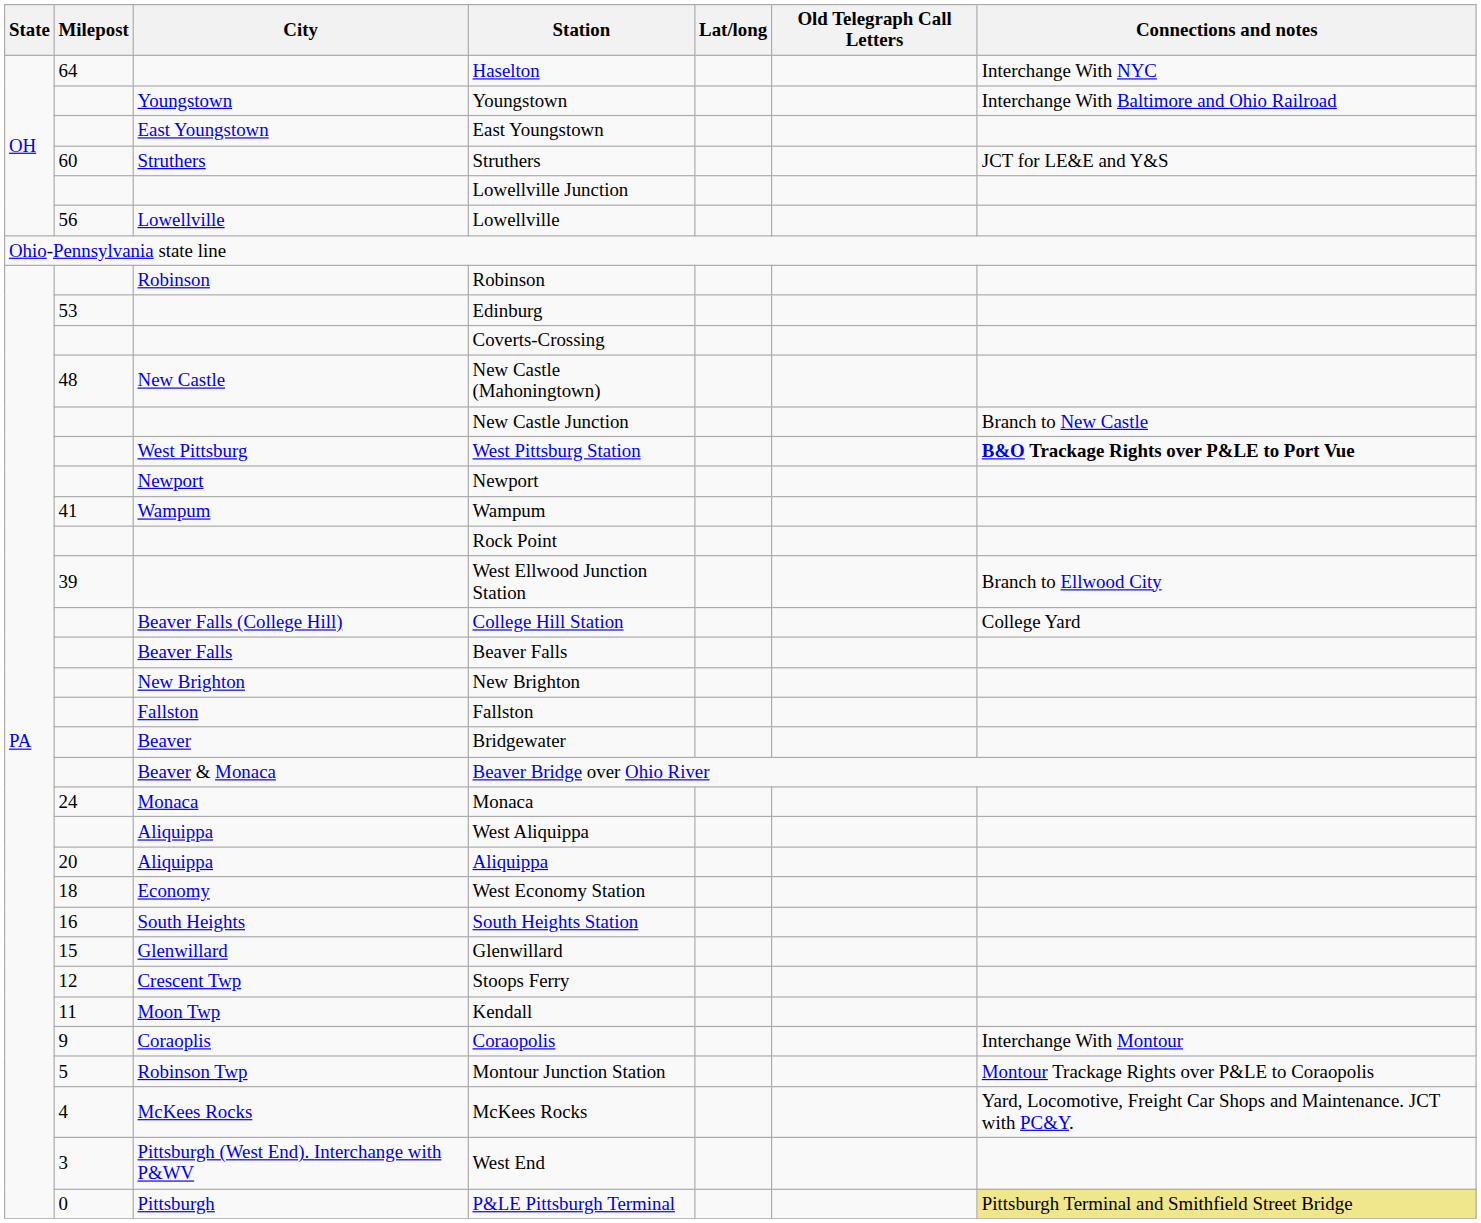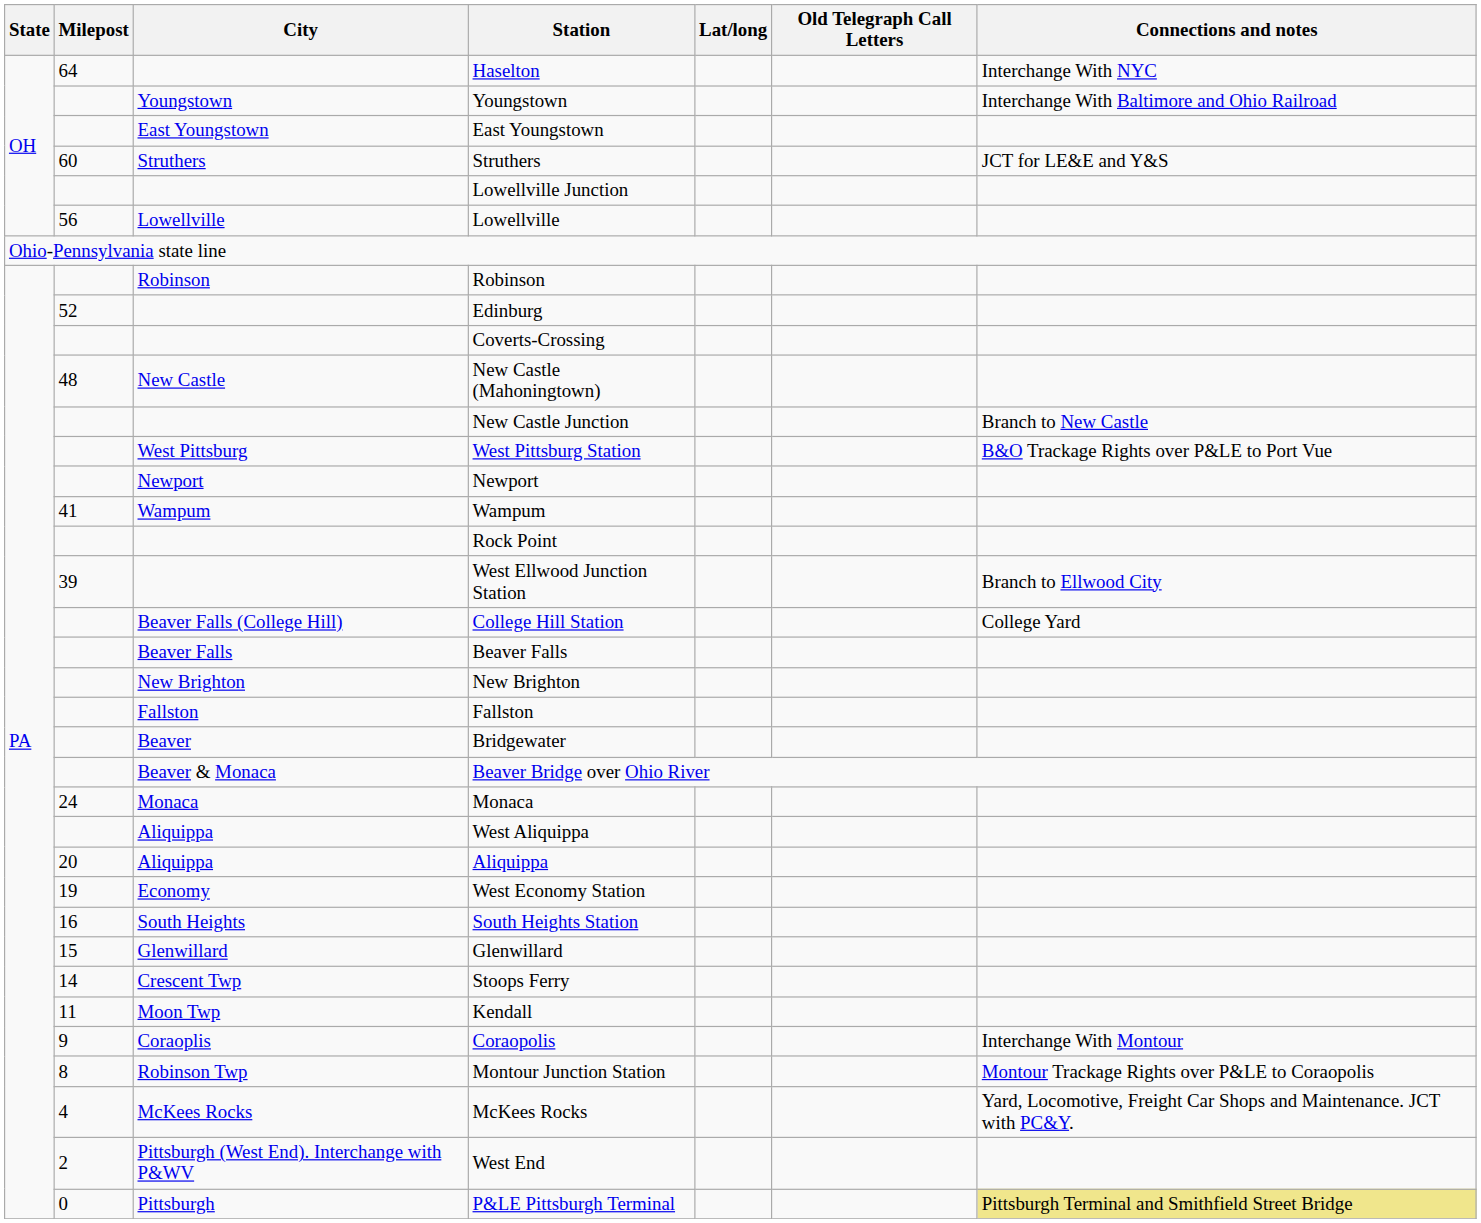(68, 310) 53 -> (68, 310) 52
(1168, 451) bold -> (1157, 451) normal
(68, 891) 18 -> (68, 891) 19
(68, 981) 12 -> (68, 981) 14
(63, 1071) 5 -> (63, 1071) 8
(63, 1163) 3 -> (63, 1163) 2
